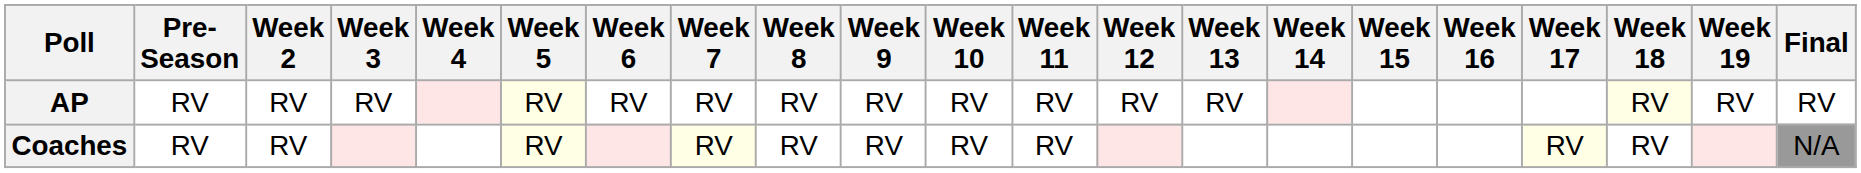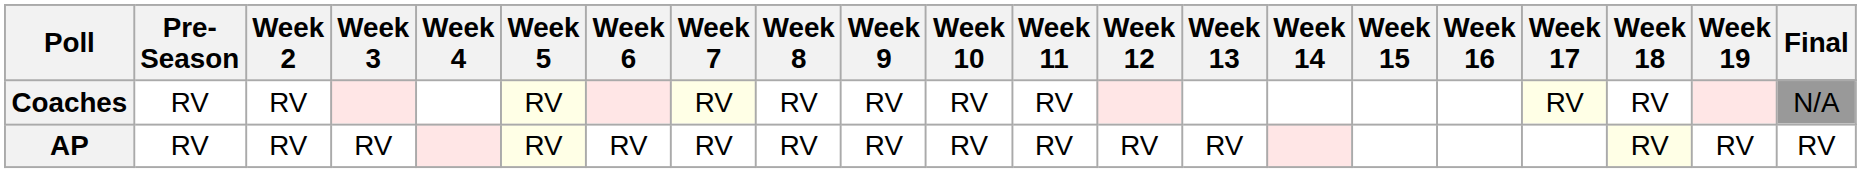rows swapped: (69, 102) <-> (69, 146)
